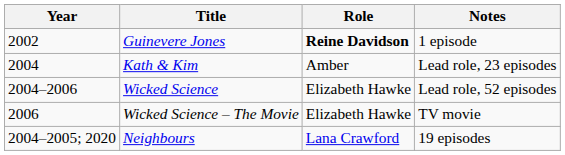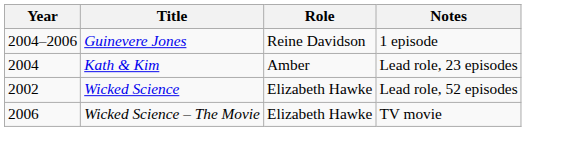(23, 41) 2002 -> (43, 41) 2004–2006
(357, 41) bold -> (316, 41) normal
(43, 89) 2004–2006 -> (23, 89) 2002
- row: (159, 138)
